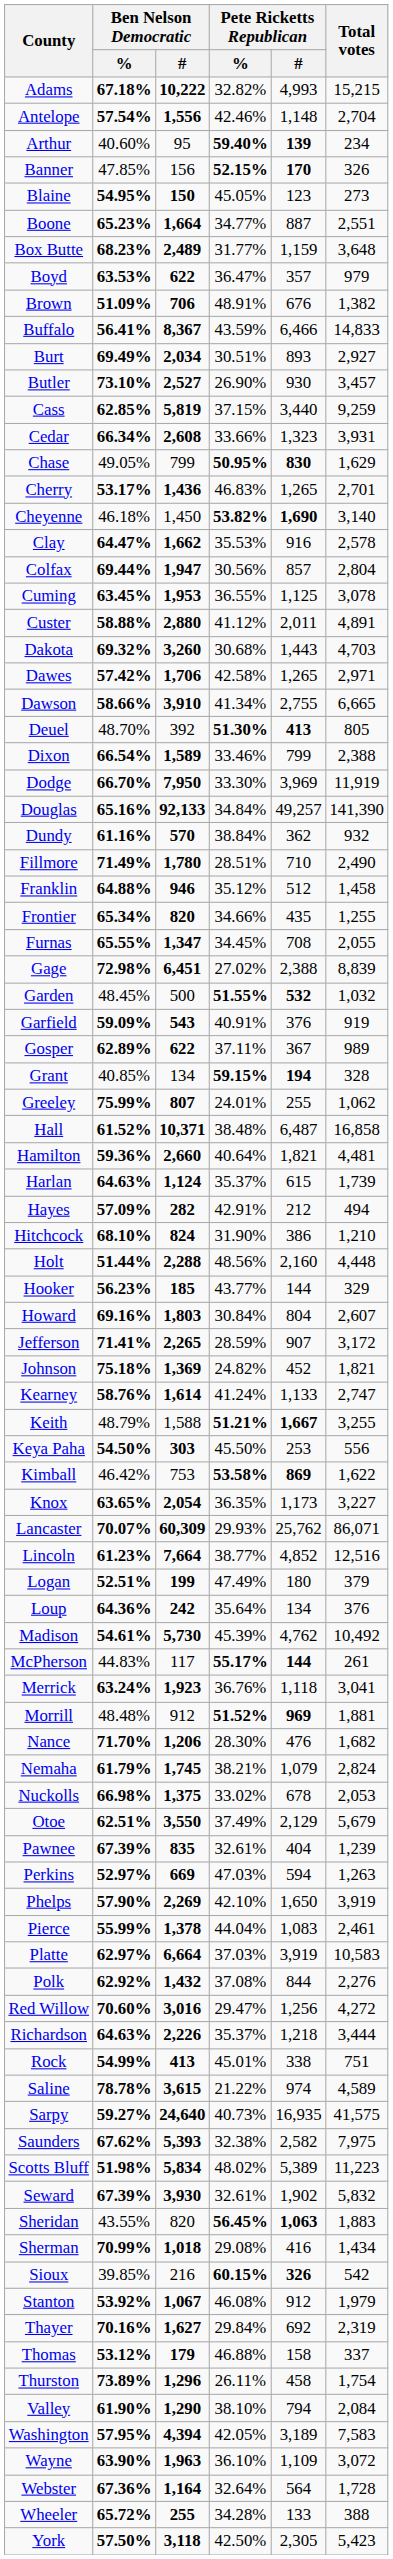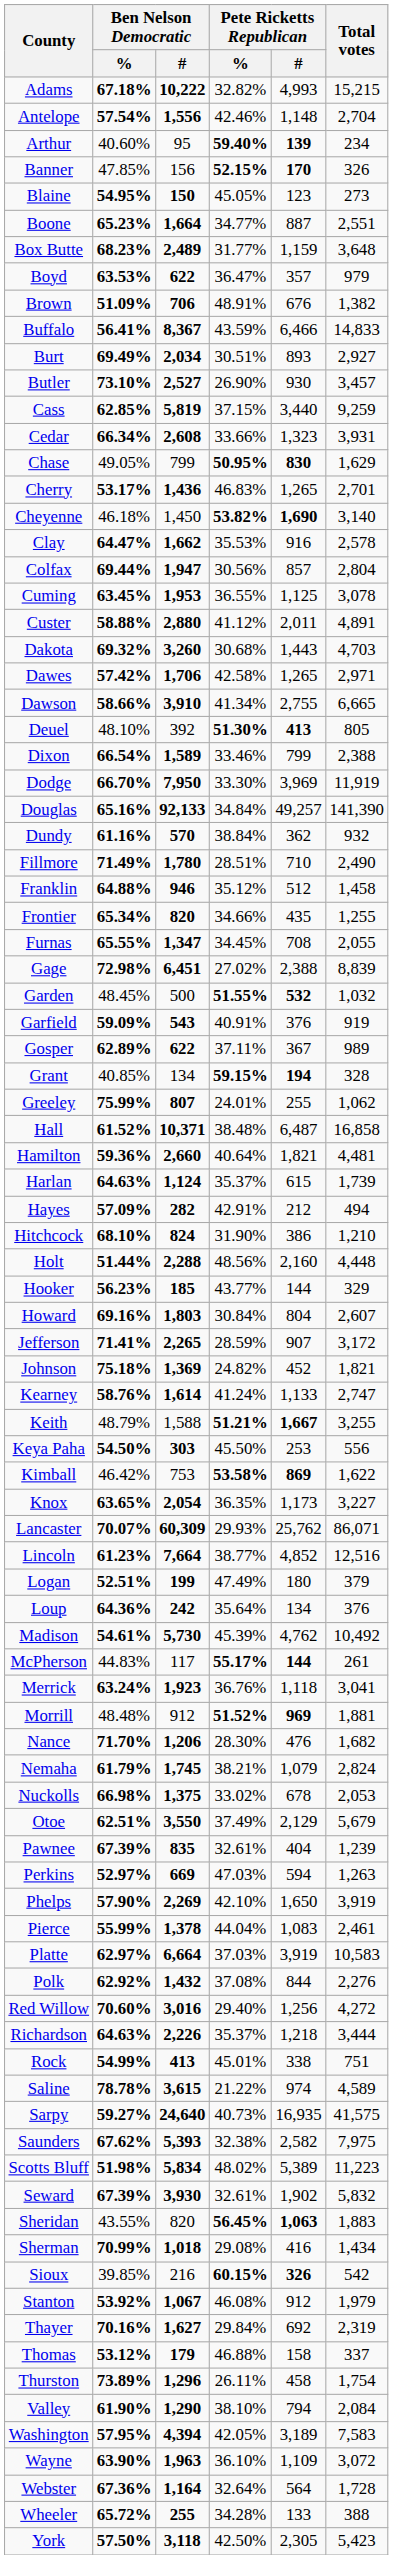(124, 729) 48.70% -> (124, 729) 48.10%
(240, 2008) 29.47% -> (240, 2008) 29.40%
